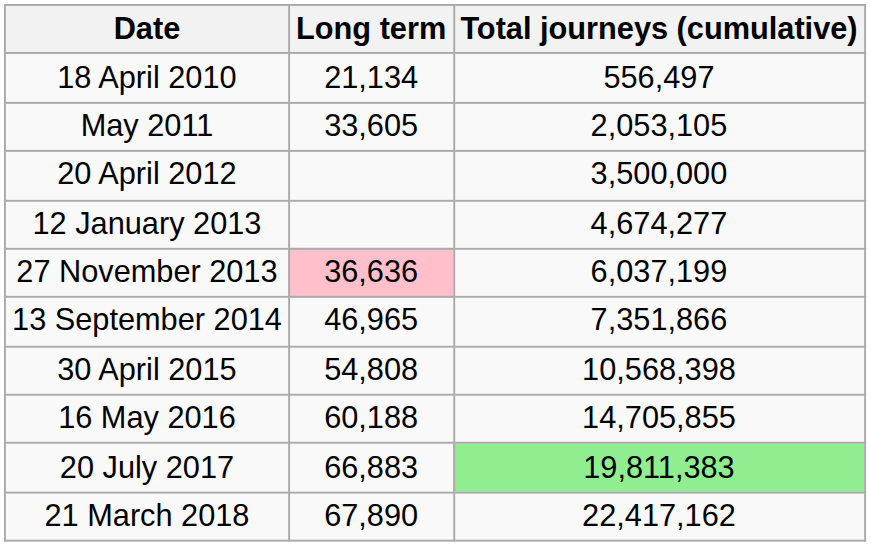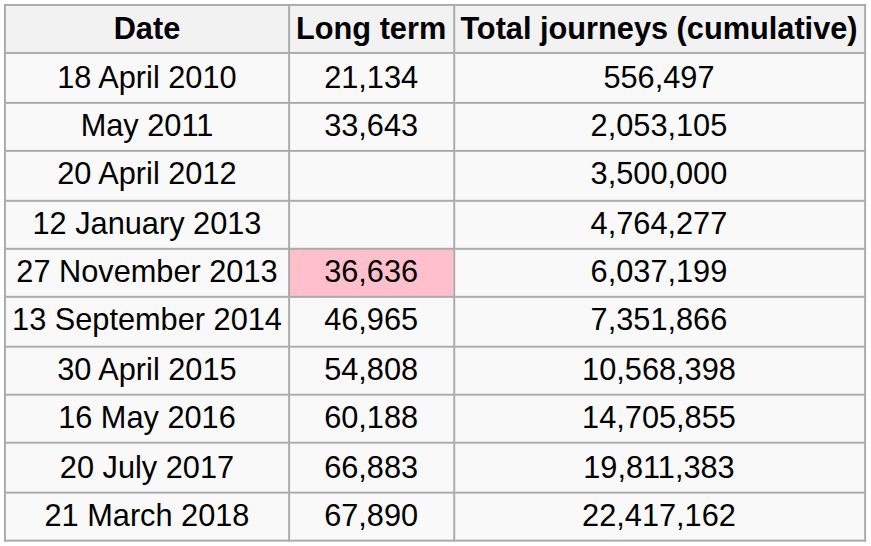(371, 126) 33,605 -> (371, 126) 33,643
(659, 223) 4,674,277 -> (659, 223) 4,764,277
(659, 467) lightgreen background -> (659, 467) no background
